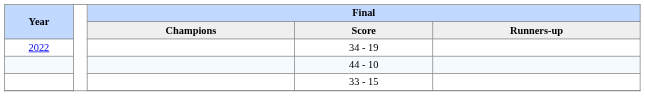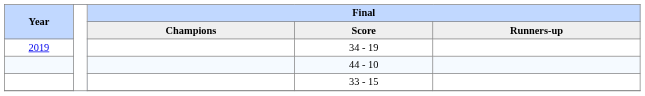(39, 47) 2022 -> (39, 47) 2019
